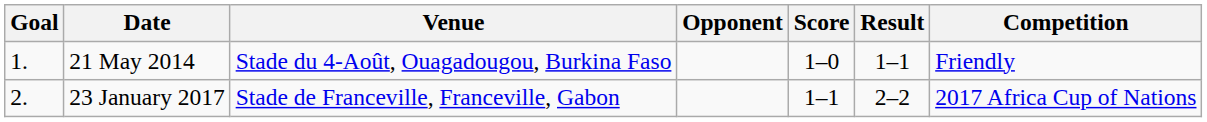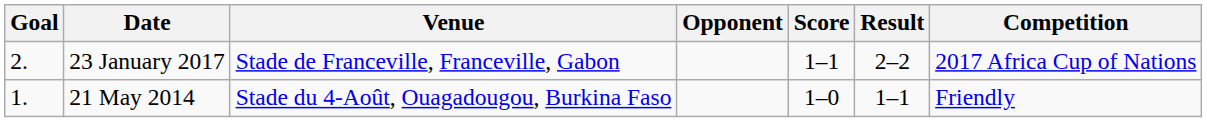rows swapped: (132, 60) <-> (147, 97)
